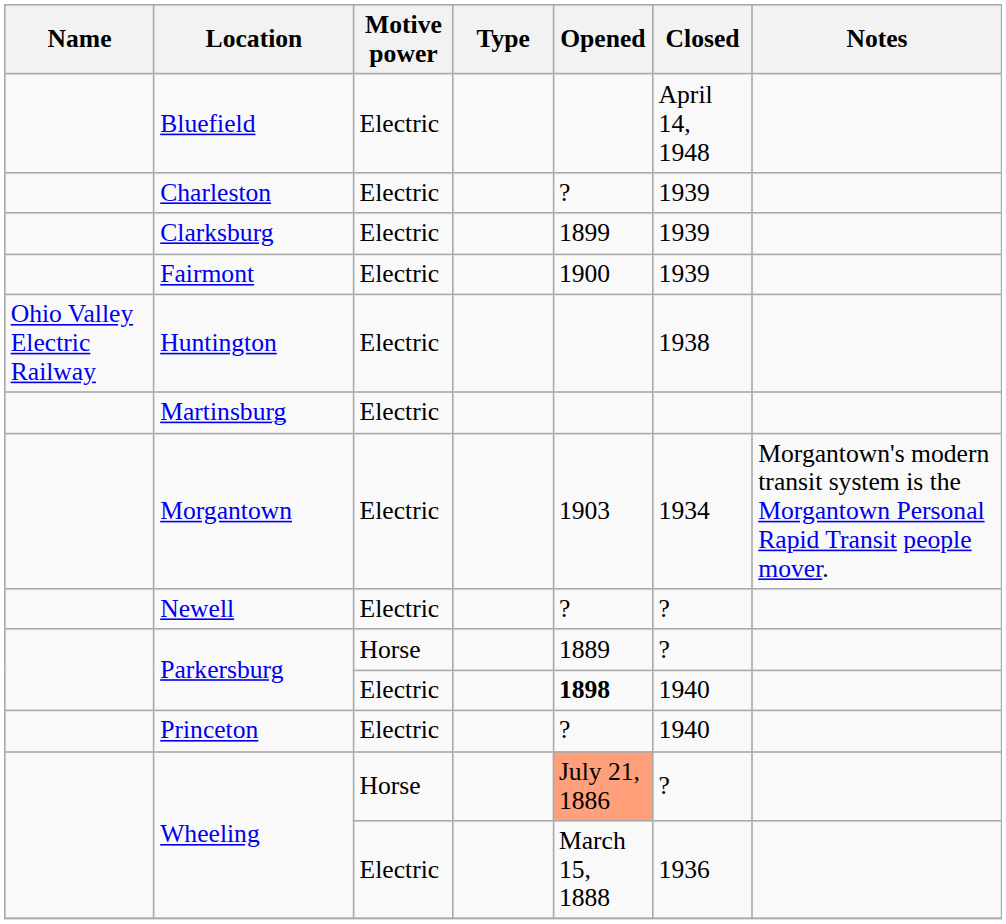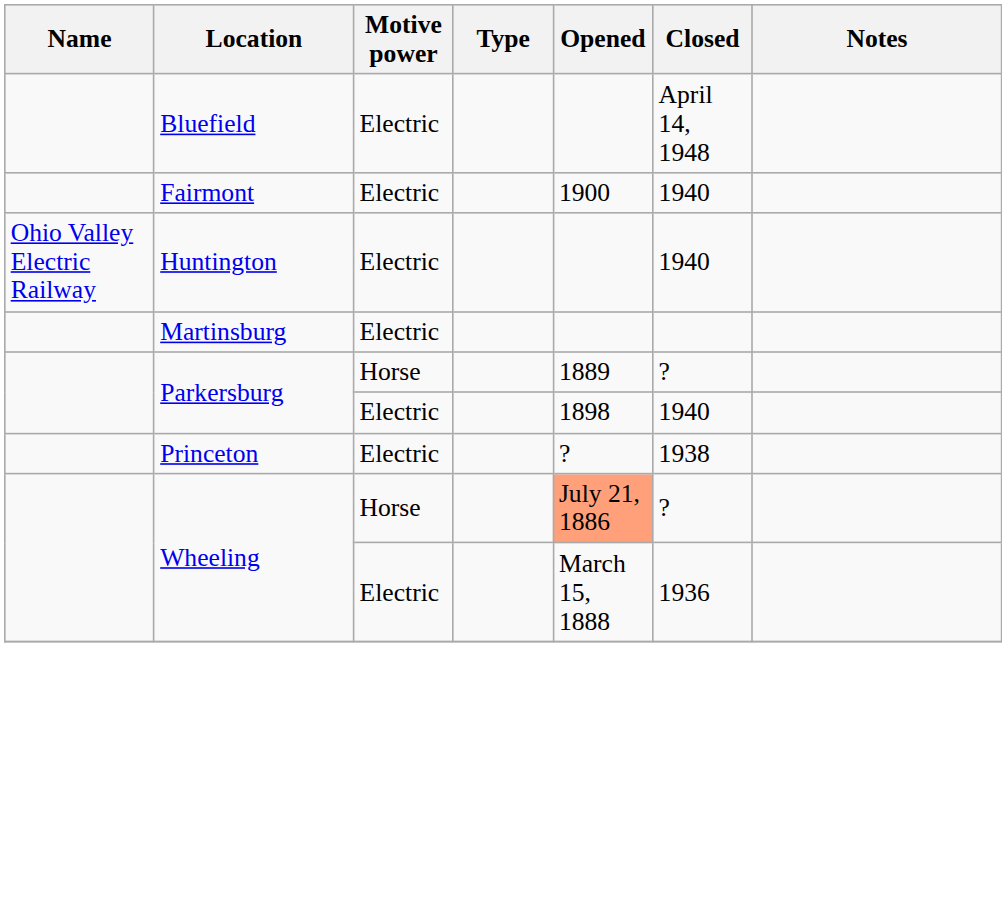- row: (216, 192)
- row: (217, 232)
(684, 273) 1939 -> (684, 192) 1940
(684, 342) 1938 -> (684, 261) 1940
- row: (226, 510)
- row: (197, 608)
(585, 690) bold -> (585, 412) normal
(684, 730) 1940 -> (684, 452) 1938
